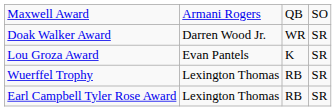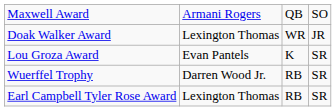(224, 34) Darren Wood Jr. -> (231, 34) Lexington Thomas
(319, 34) SR -> (318, 34) JR
(231, 75) Lexington Thomas -> (224, 75) Darren Wood Jr.
